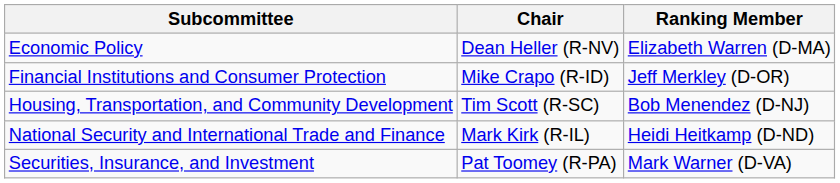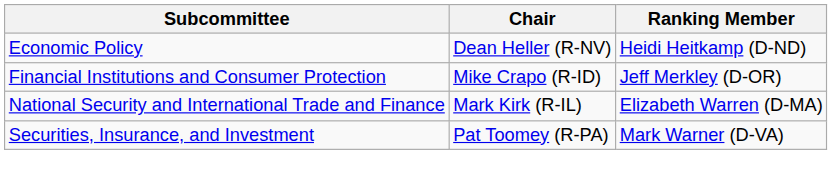(729, 47) Elizabeth Warren (D-MA) -> (713, 47) Heidi Heitkamp (D-ND)
- row: (231, 105)
(721, 134) Heidi Heitkamp (D-ND) -> (721, 105) Elizabeth Warren (D-MA)
